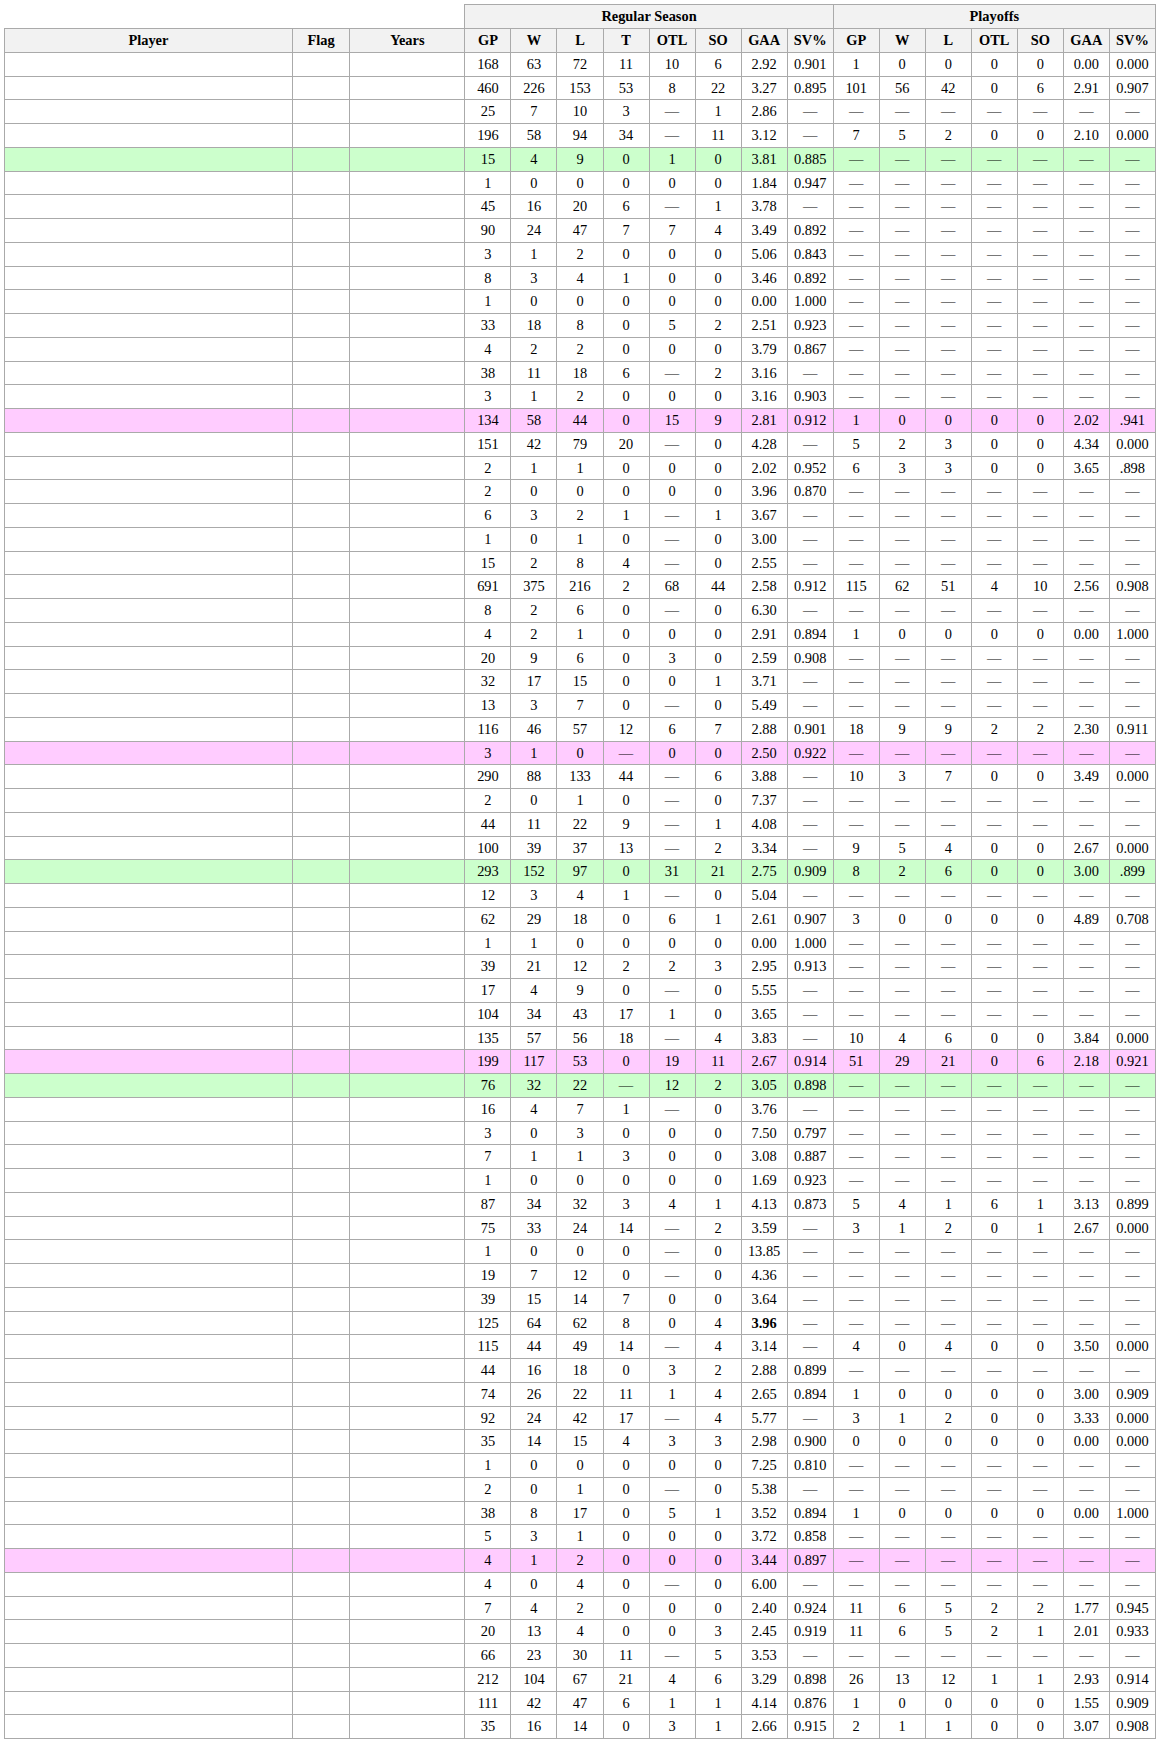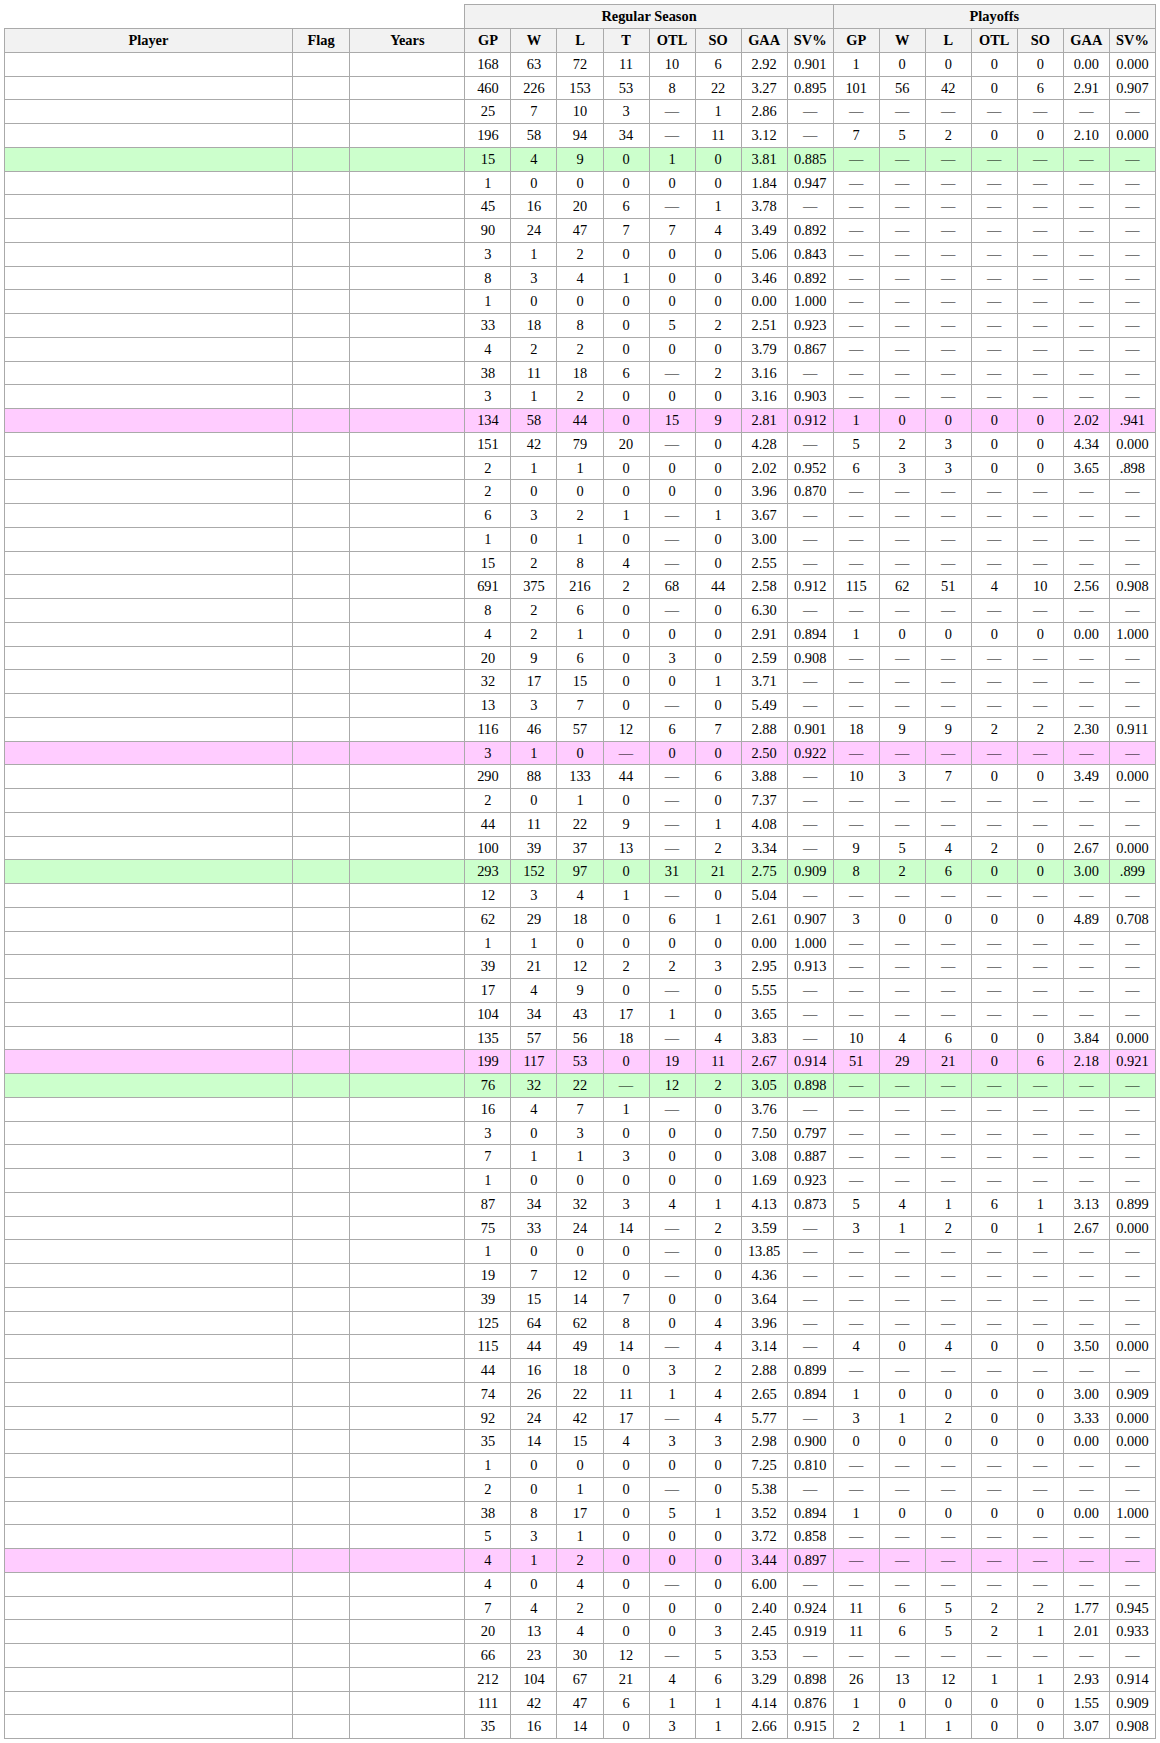(994, 848) 0 -> (994, 848) 2
(764, 1323) bold -> (764, 1323) normal
(626, 1655) 11 -> (626, 1655) 12
